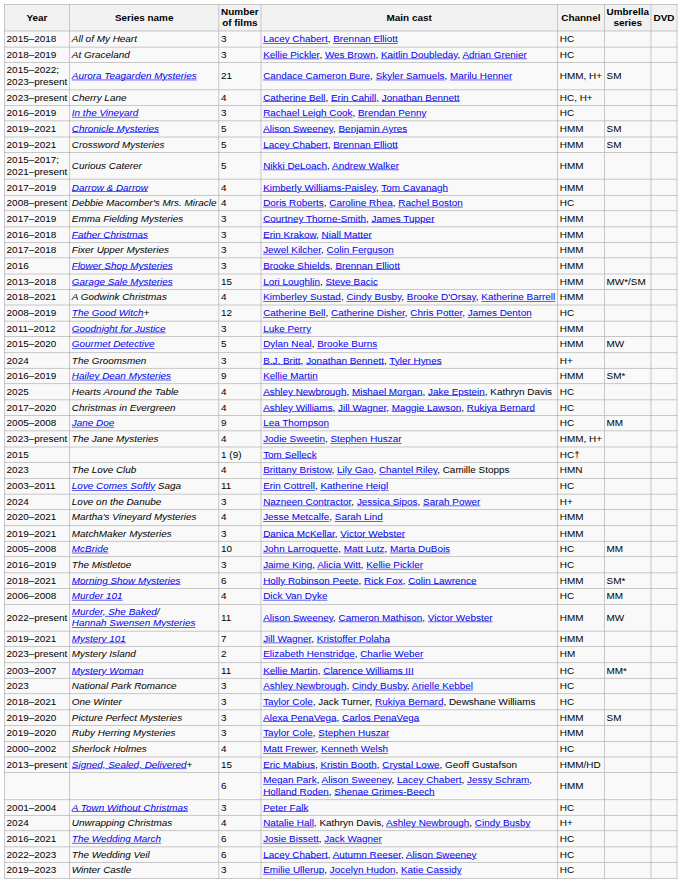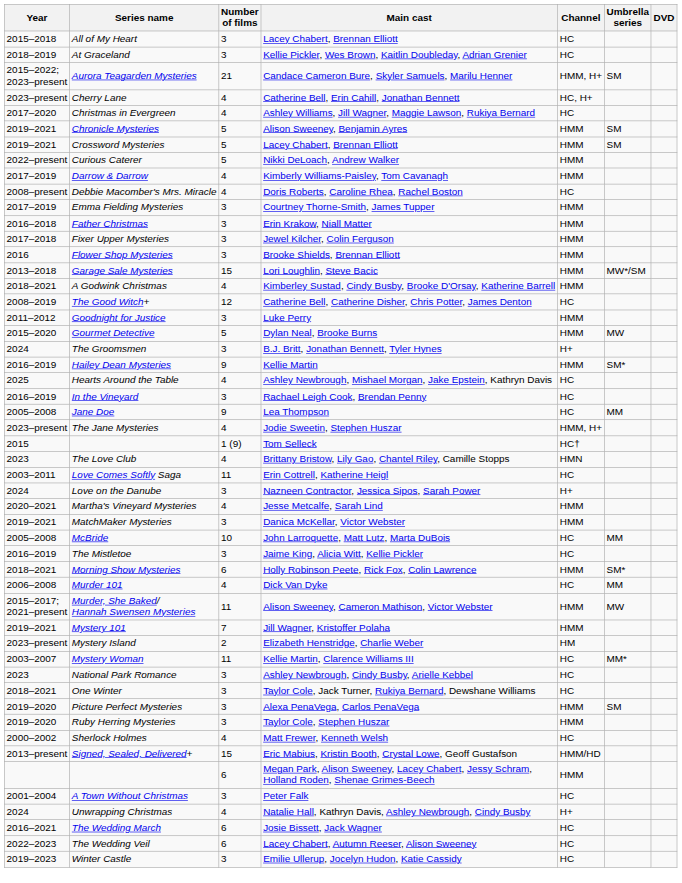rows swapped: (124, 407) <-> (105, 113)
(37, 166) 2015–2017; 2021–present -> (37, 160) 2022–present
(37, 617) 2022–present -> (37, 606) 2015–2017; 2021–present
